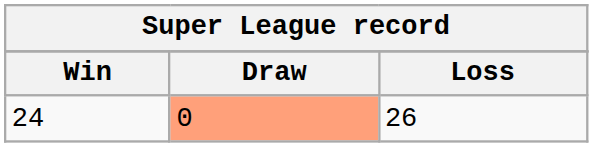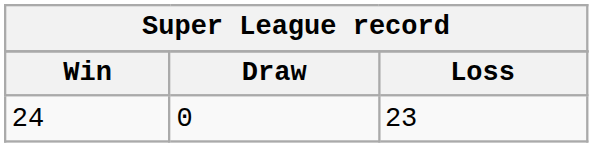(185, 118) lightsalmon background -> (185, 118) no background
(401, 118) 26 -> (401, 118) 23
